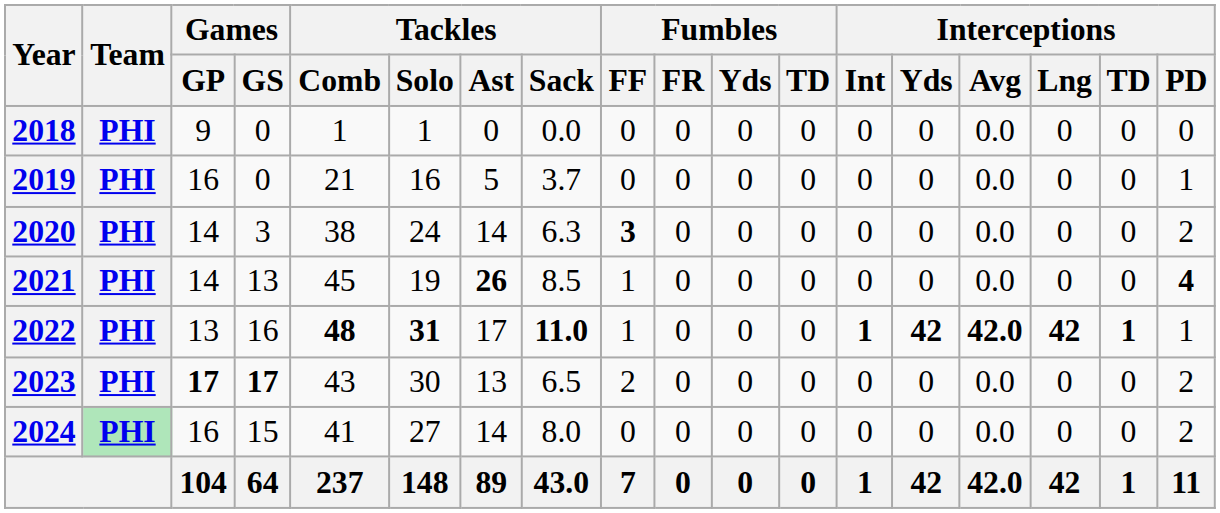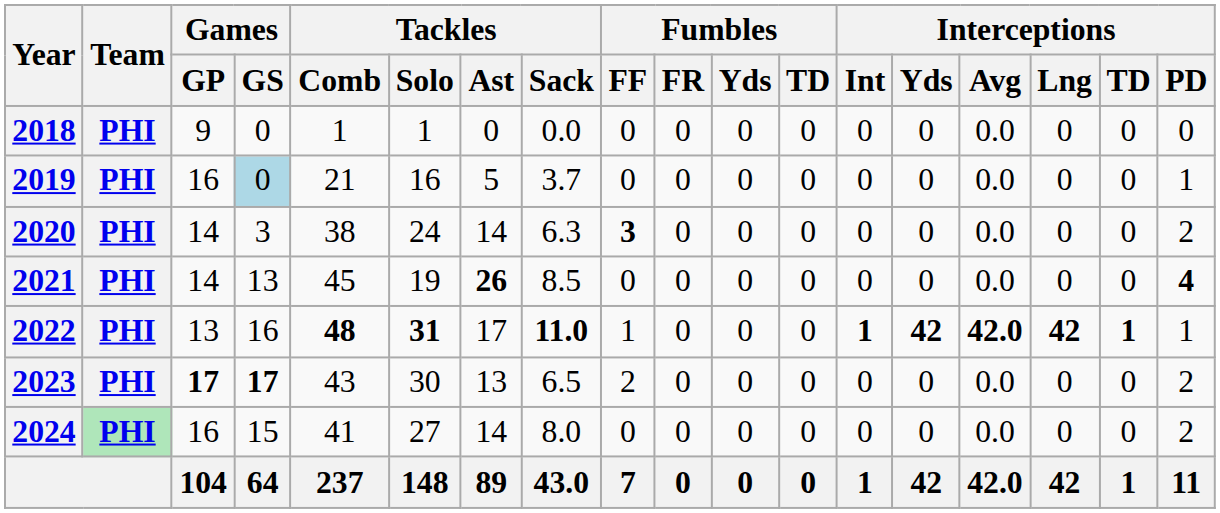(263, 180) no background -> (263, 180) lightblue background
(628, 280) 1 -> (628, 280) 0
